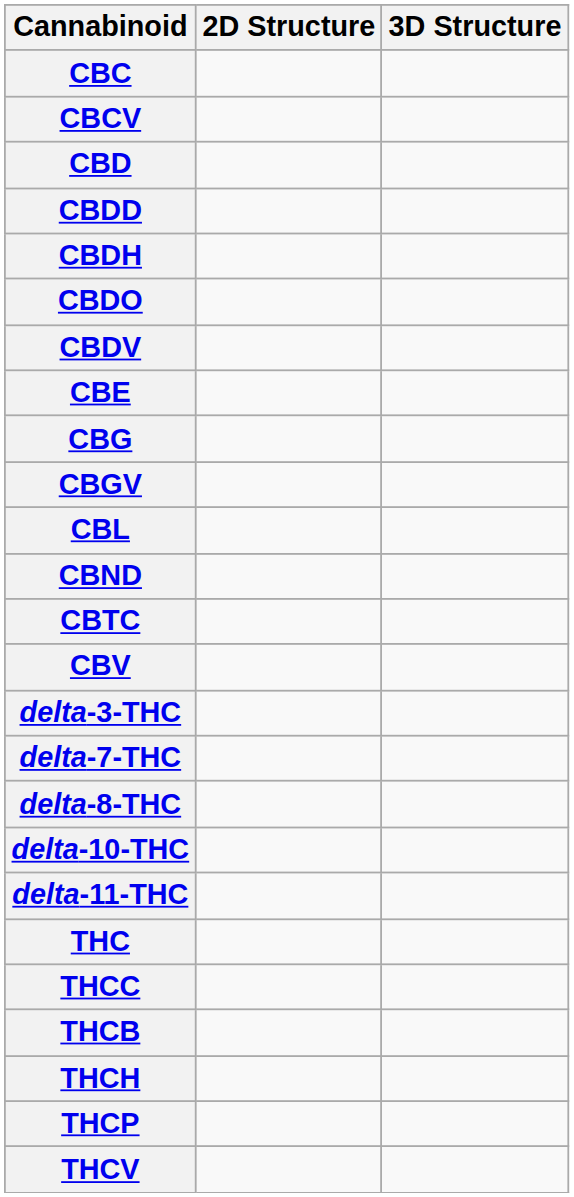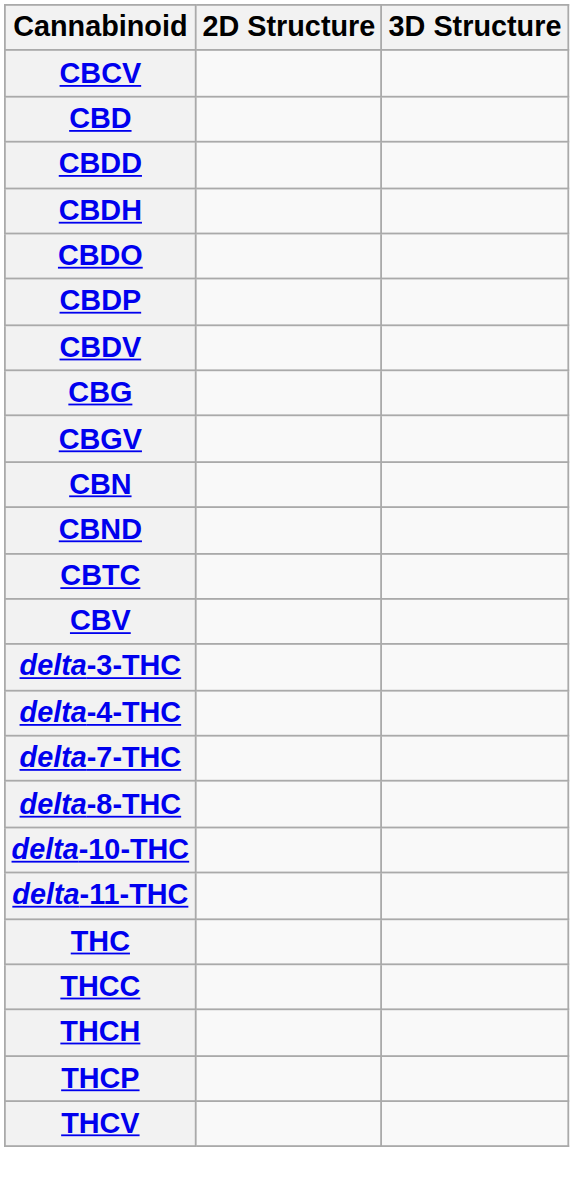- row: (100, 73)
+ row: (100, 301)
- row: (100, 392)
- row: (100, 529)
+ row: (100, 484)
+ row: (100, 712)
- row: (100, 1032)
